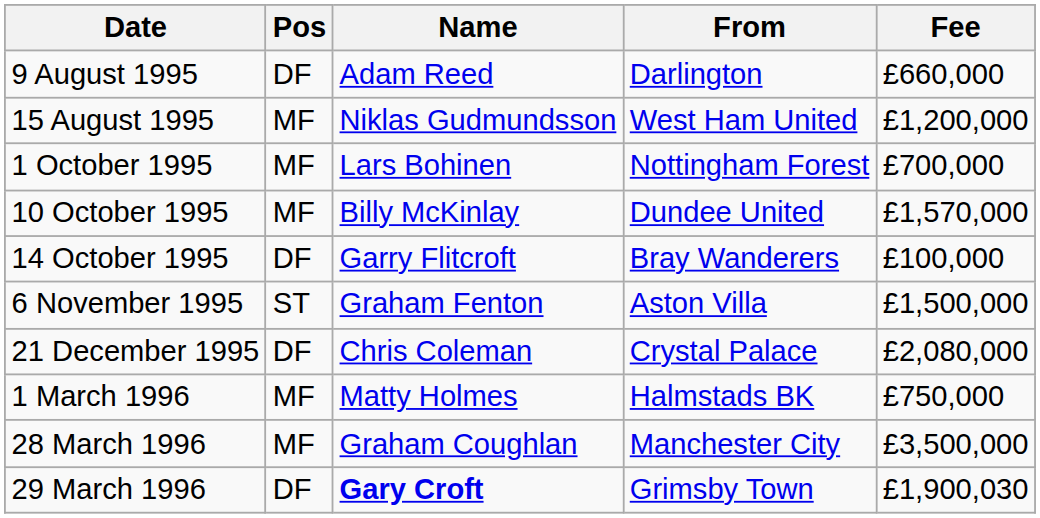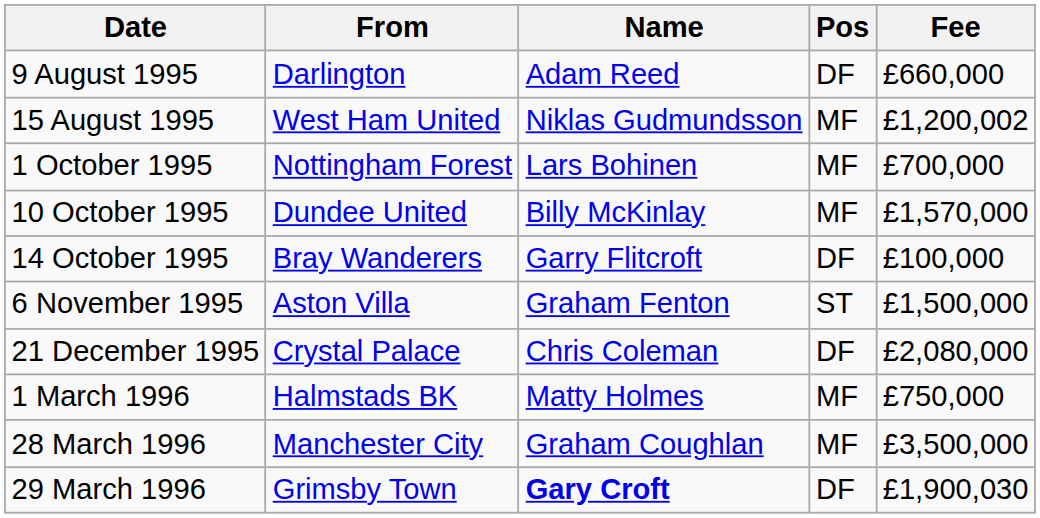columns swapped: (299, 27) <-> (750, 27)
(956, 119) £1,200,000 -> (956, 119) £1,200,002
